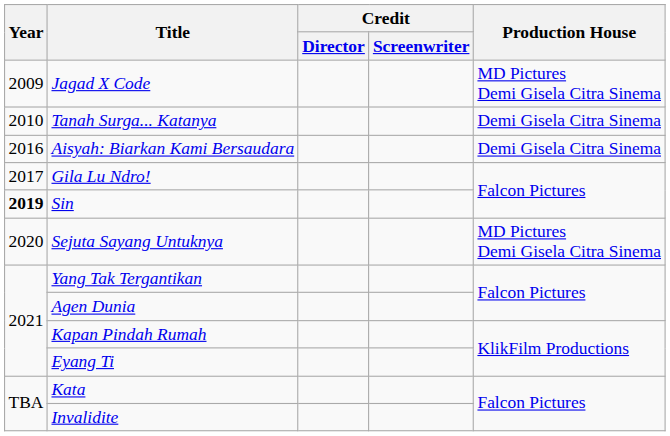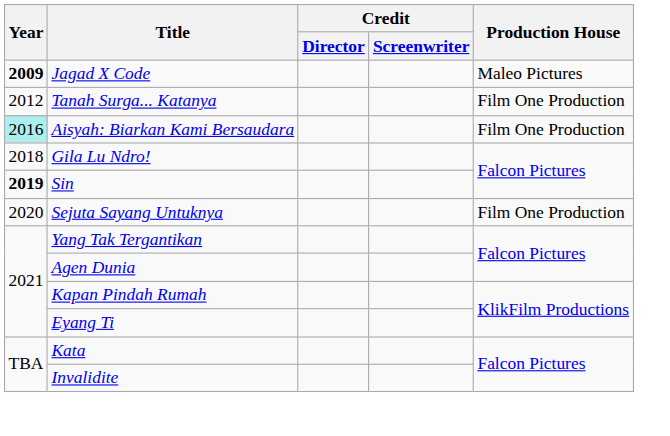(26, 83) normal -> (26, 73) bold
(569, 83) MD Pictures Demi Gisela Citra Sinema -> (530, 73) Maleo Pictures
(26, 120) 2010 -> (26, 101) 2012
(569, 120) Demi Gisela Citra Sinema -> (551, 101) Film One Production
(26, 148) no background -> (26, 128) paleturquoise background
(569, 148) Demi Gisela Citra Sinema -> (551, 128) Film One Production
(26, 176) 2017 -> (26, 156) 2018
(569, 241) MD Pictures Demi Gisela Citra Sinema -> (551, 211) Film One Production
